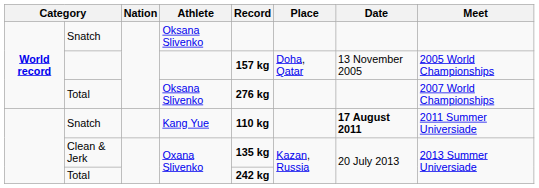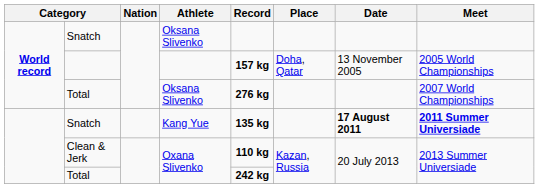(253, 124) 110 kg -> (252, 124) 135 kg
(453, 124) normal -> (454, 124) bold
(253, 153) 135 kg -> (252, 153) 110 kg
